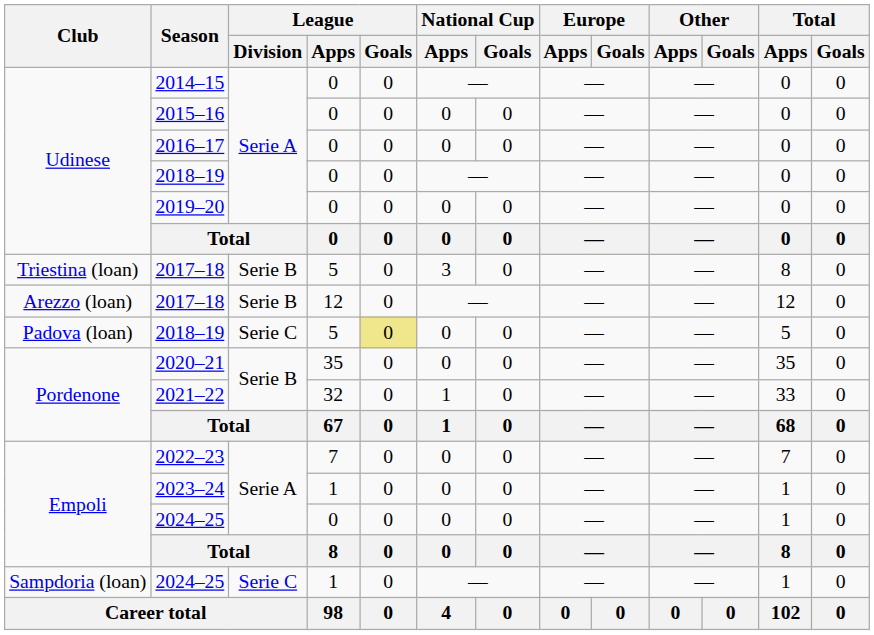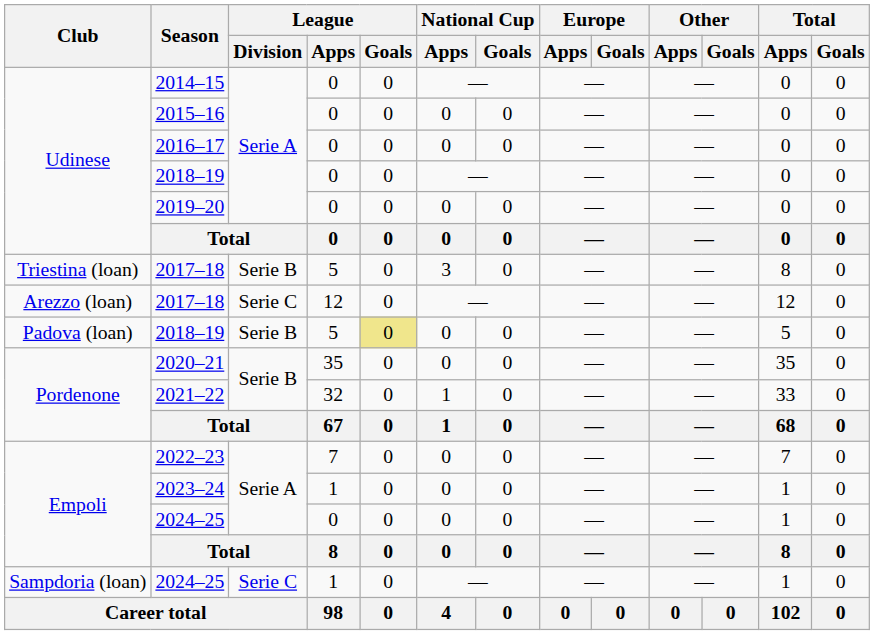(268, 301) Serie B -> (268, 301) Serie C
(268, 332) Serie C -> (268, 332) Serie B
